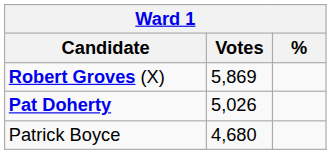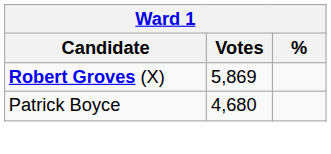- row: (60, 105)
